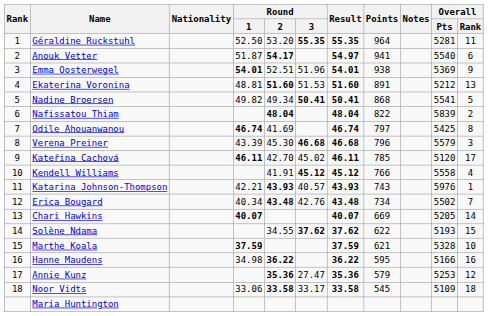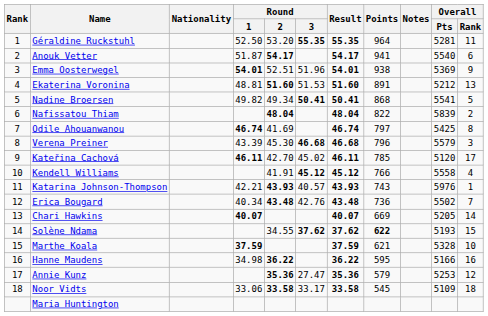(345, 56) 54.97 -> (345, 56) 54.17
(382, 202) 734 -> (382, 202) 736
(382, 231) normal -> (382, 231) bold
